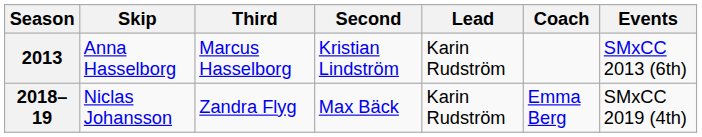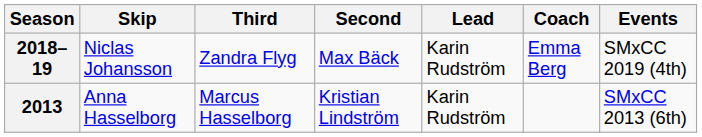rows swapped: (42, 58) <-> (42, 107)
